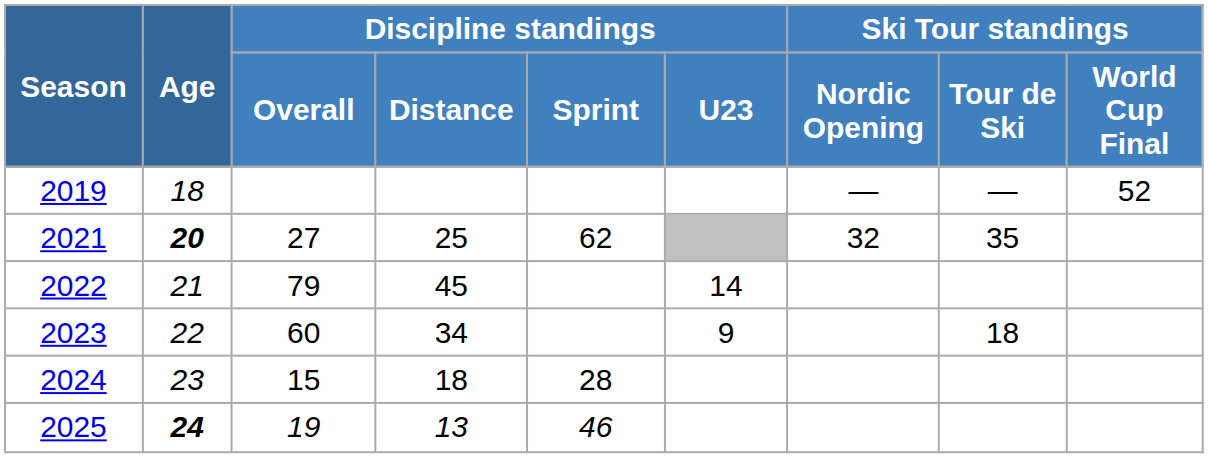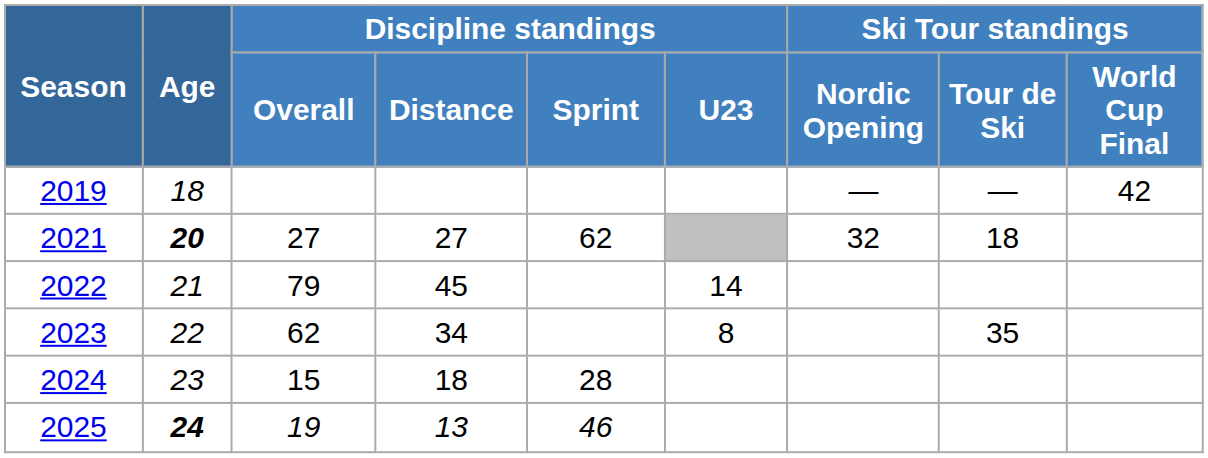(1134, 191) 52 -> (1134, 191) 42
(451, 238) 25 -> (451, 238) 27
(1003, 238) 35 -> (1003, 238) 18
(304, 333) 60 -> (304, 333) 62
(726, 333) 9 -> (726, 333) 8
(1003, 333) 18 -> (1003, 333) 35
